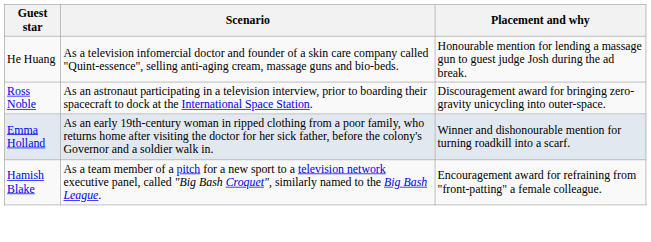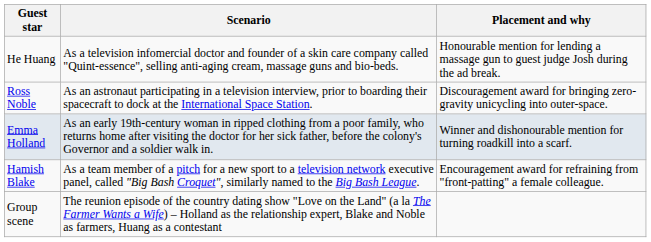+ row: (22, 214)
